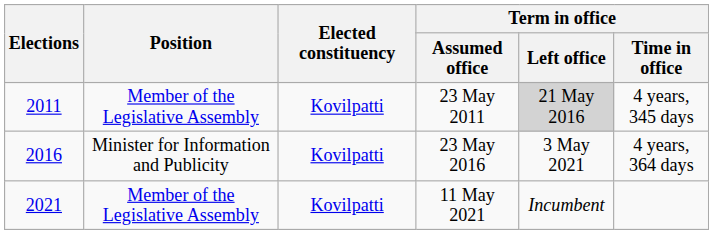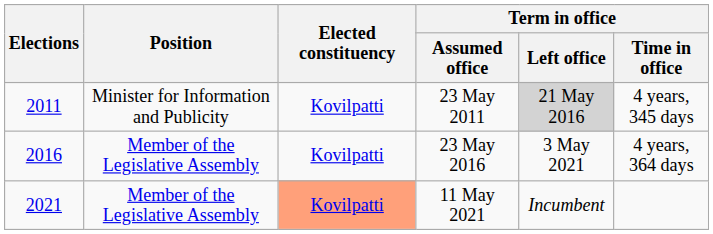(181, 106) Member of the Legislative Assembly -> (181, 106) Minister for Information and Publicity
(181, 155) Minister for Information and Publicity -> (181, 155) Member of the Legislative Assembly
(347, 204) no background -> (347, 204) lightsalmon background
